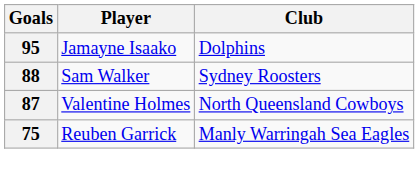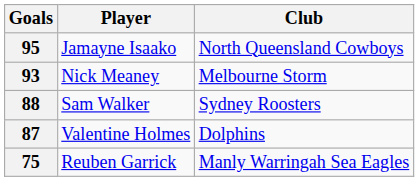(232, 47) Dolphins -> (301, 47) North Queensland Cowboys
+ row: (31, 76)
(301, 104) North Queensland Cowboys -> (232, 133) Dolphins
